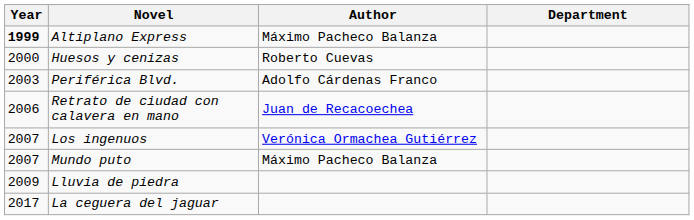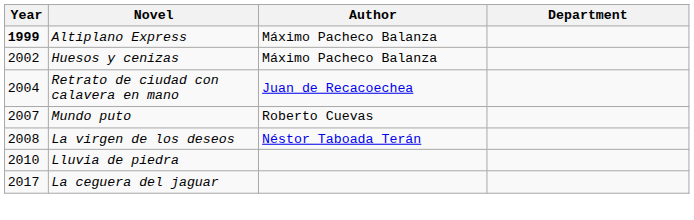(24, 59) 2000 -> (24, 59) 2002
(318, 59) Roberto Cuevas -> (350, 59) Máximo Pacheco Balanza
- row: (115, 80)
(24, 109) 2006 -> (24, 88) 2004
- row: (99, 139)
(350, 160) Máximo Pacheco Balanza -> (318, 117) Roberto Cuevas
+ row: (143, 139)
(24, 182) 2009 -> (24, 160) 2010
